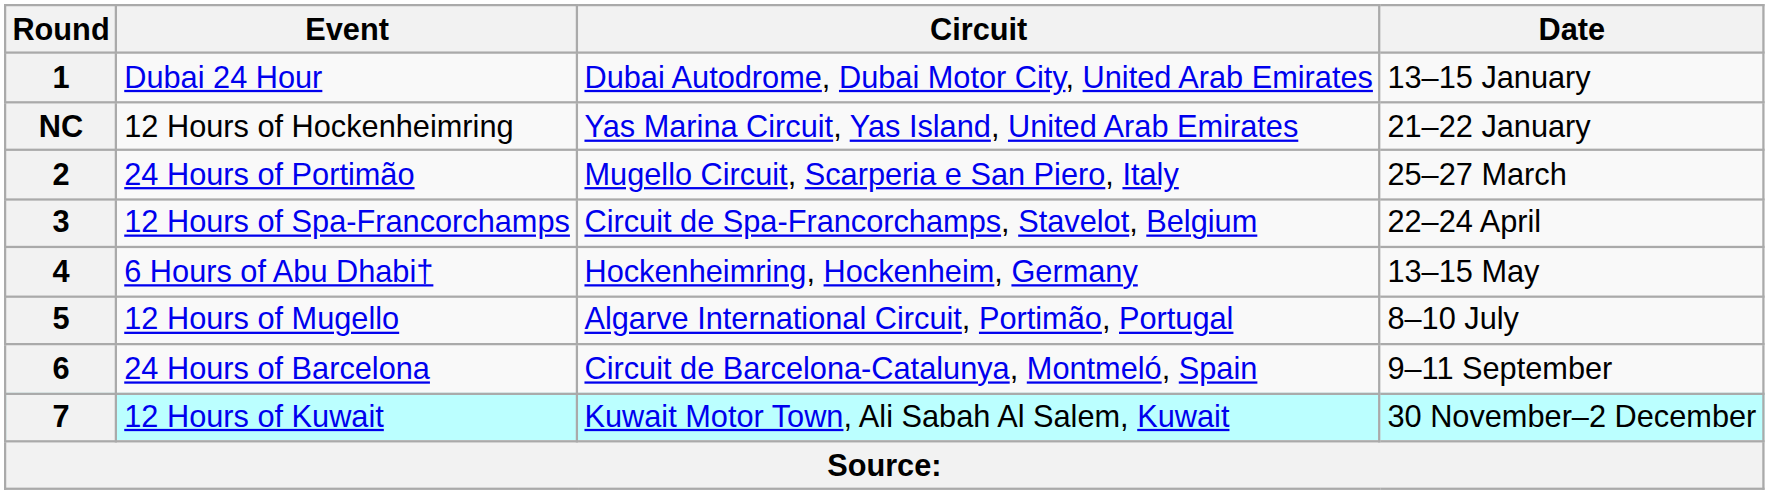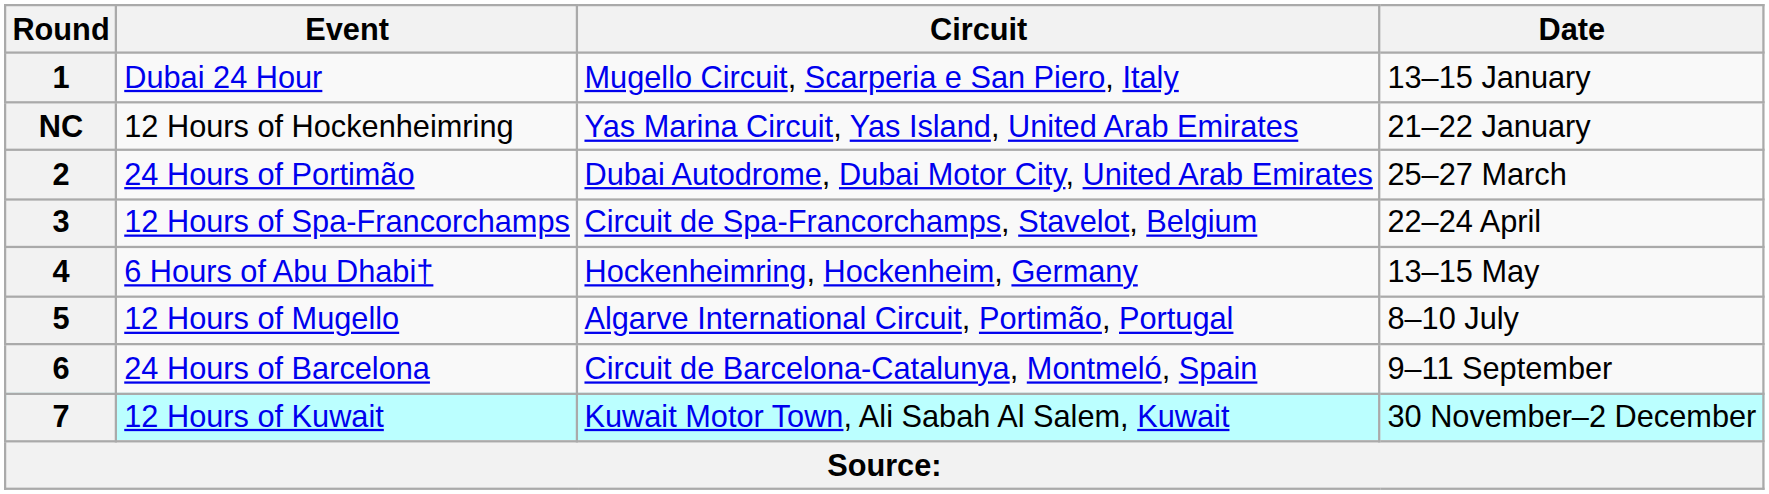(979, 77) Dubai Autodrome, Dubai Motor City, United Arab Emirates -> (882, 77) Mugello Circuit, Scarperia e San Piero, Italy
(882, 174) Mugello Circuit, Scarperia e San Piero, Italy -> (979, 174) Dubai Autodrome, Dubai Motor City, United Arab Emirates
